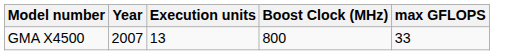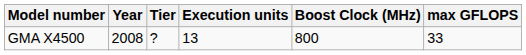+ column: (163, 15)
(127, 38) 2007 -> (127, 38) 2008
